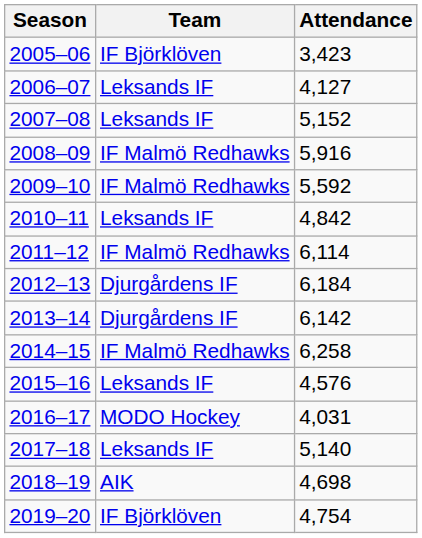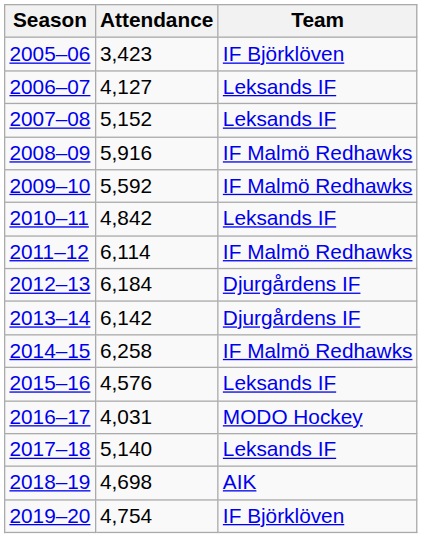columns swapped: (195, 20) <-> (356, 20)
